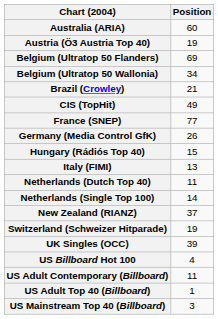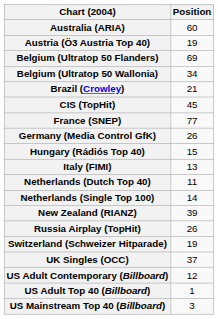(192, 105) 49 -> (192, 105) 45
(192, 213) 37 -> (192, 213) 39
+ row: (87, 228)
(192, 244) 39 -> (192, 259) 37
- row: (87, 259)
(192, 275) 11 -> (192, 275) 12
